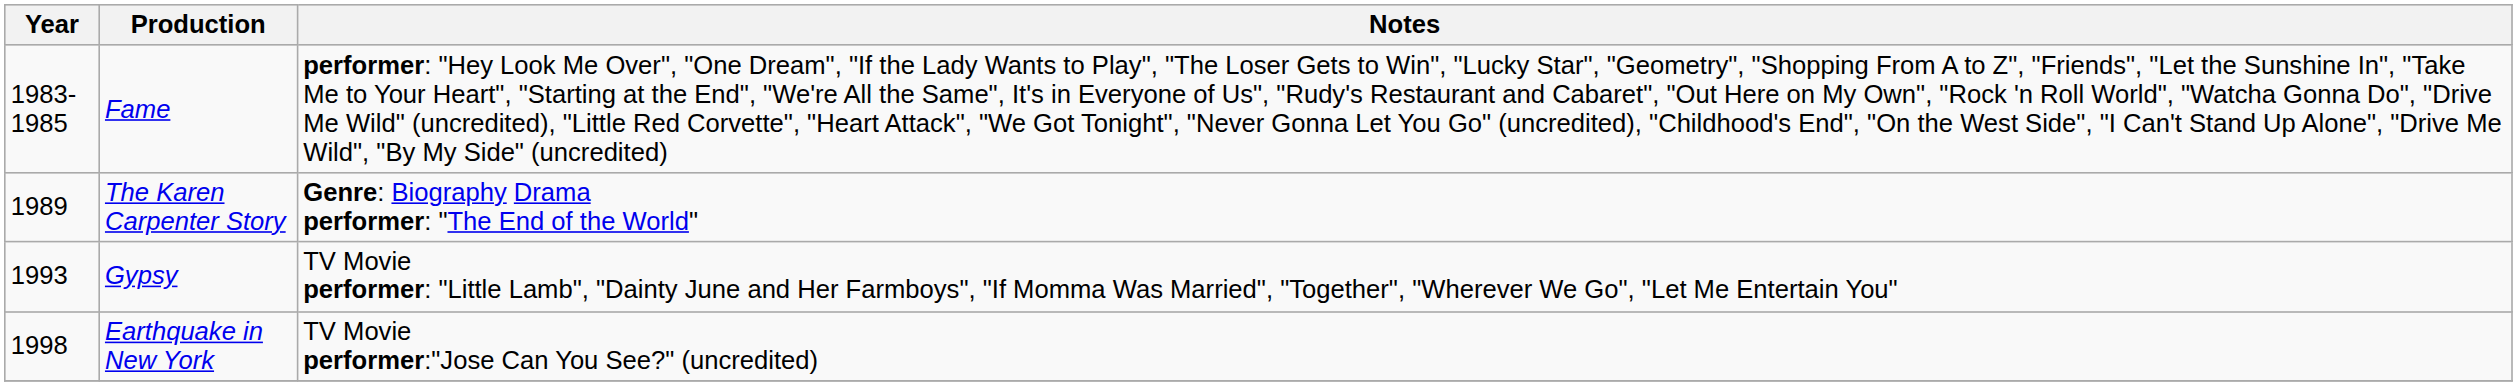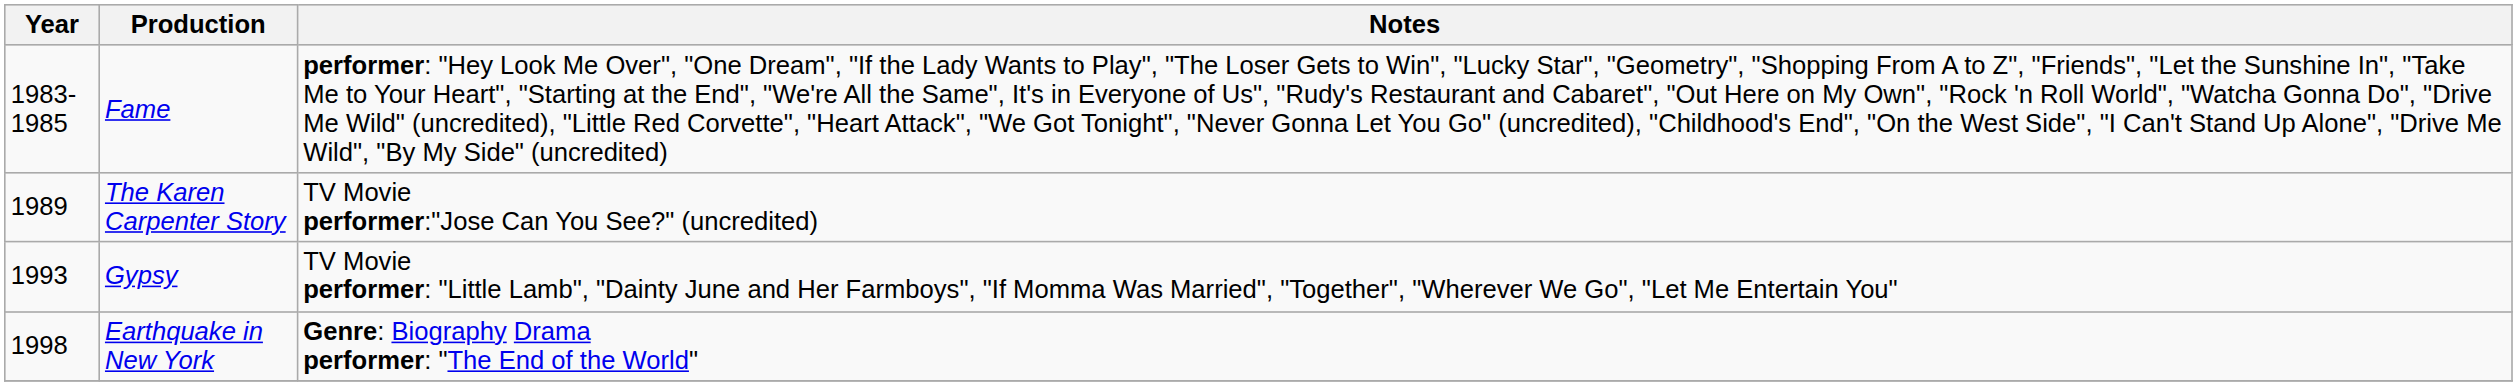(501, 206) Genre: Biography Drama performer: "The End of the World" -> (561, 206) TV Movie performer:"Jose Can You See?" (uncredited)
(561, 345) TV Movie performer:"Jose Can You See?" (uncredited) -> (501, 345) Genre: Biography Drama performer: "The End of the World"
